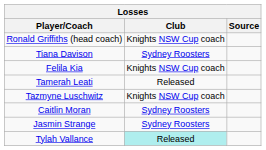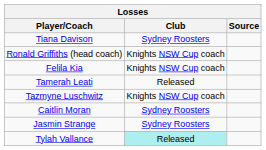rows swapped: (64, 54) <-> (64, 40)
